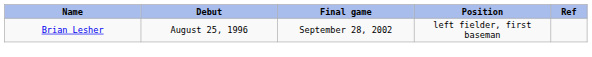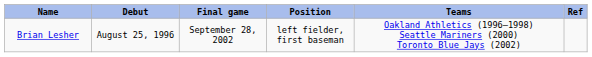+ column: (459, 11)
